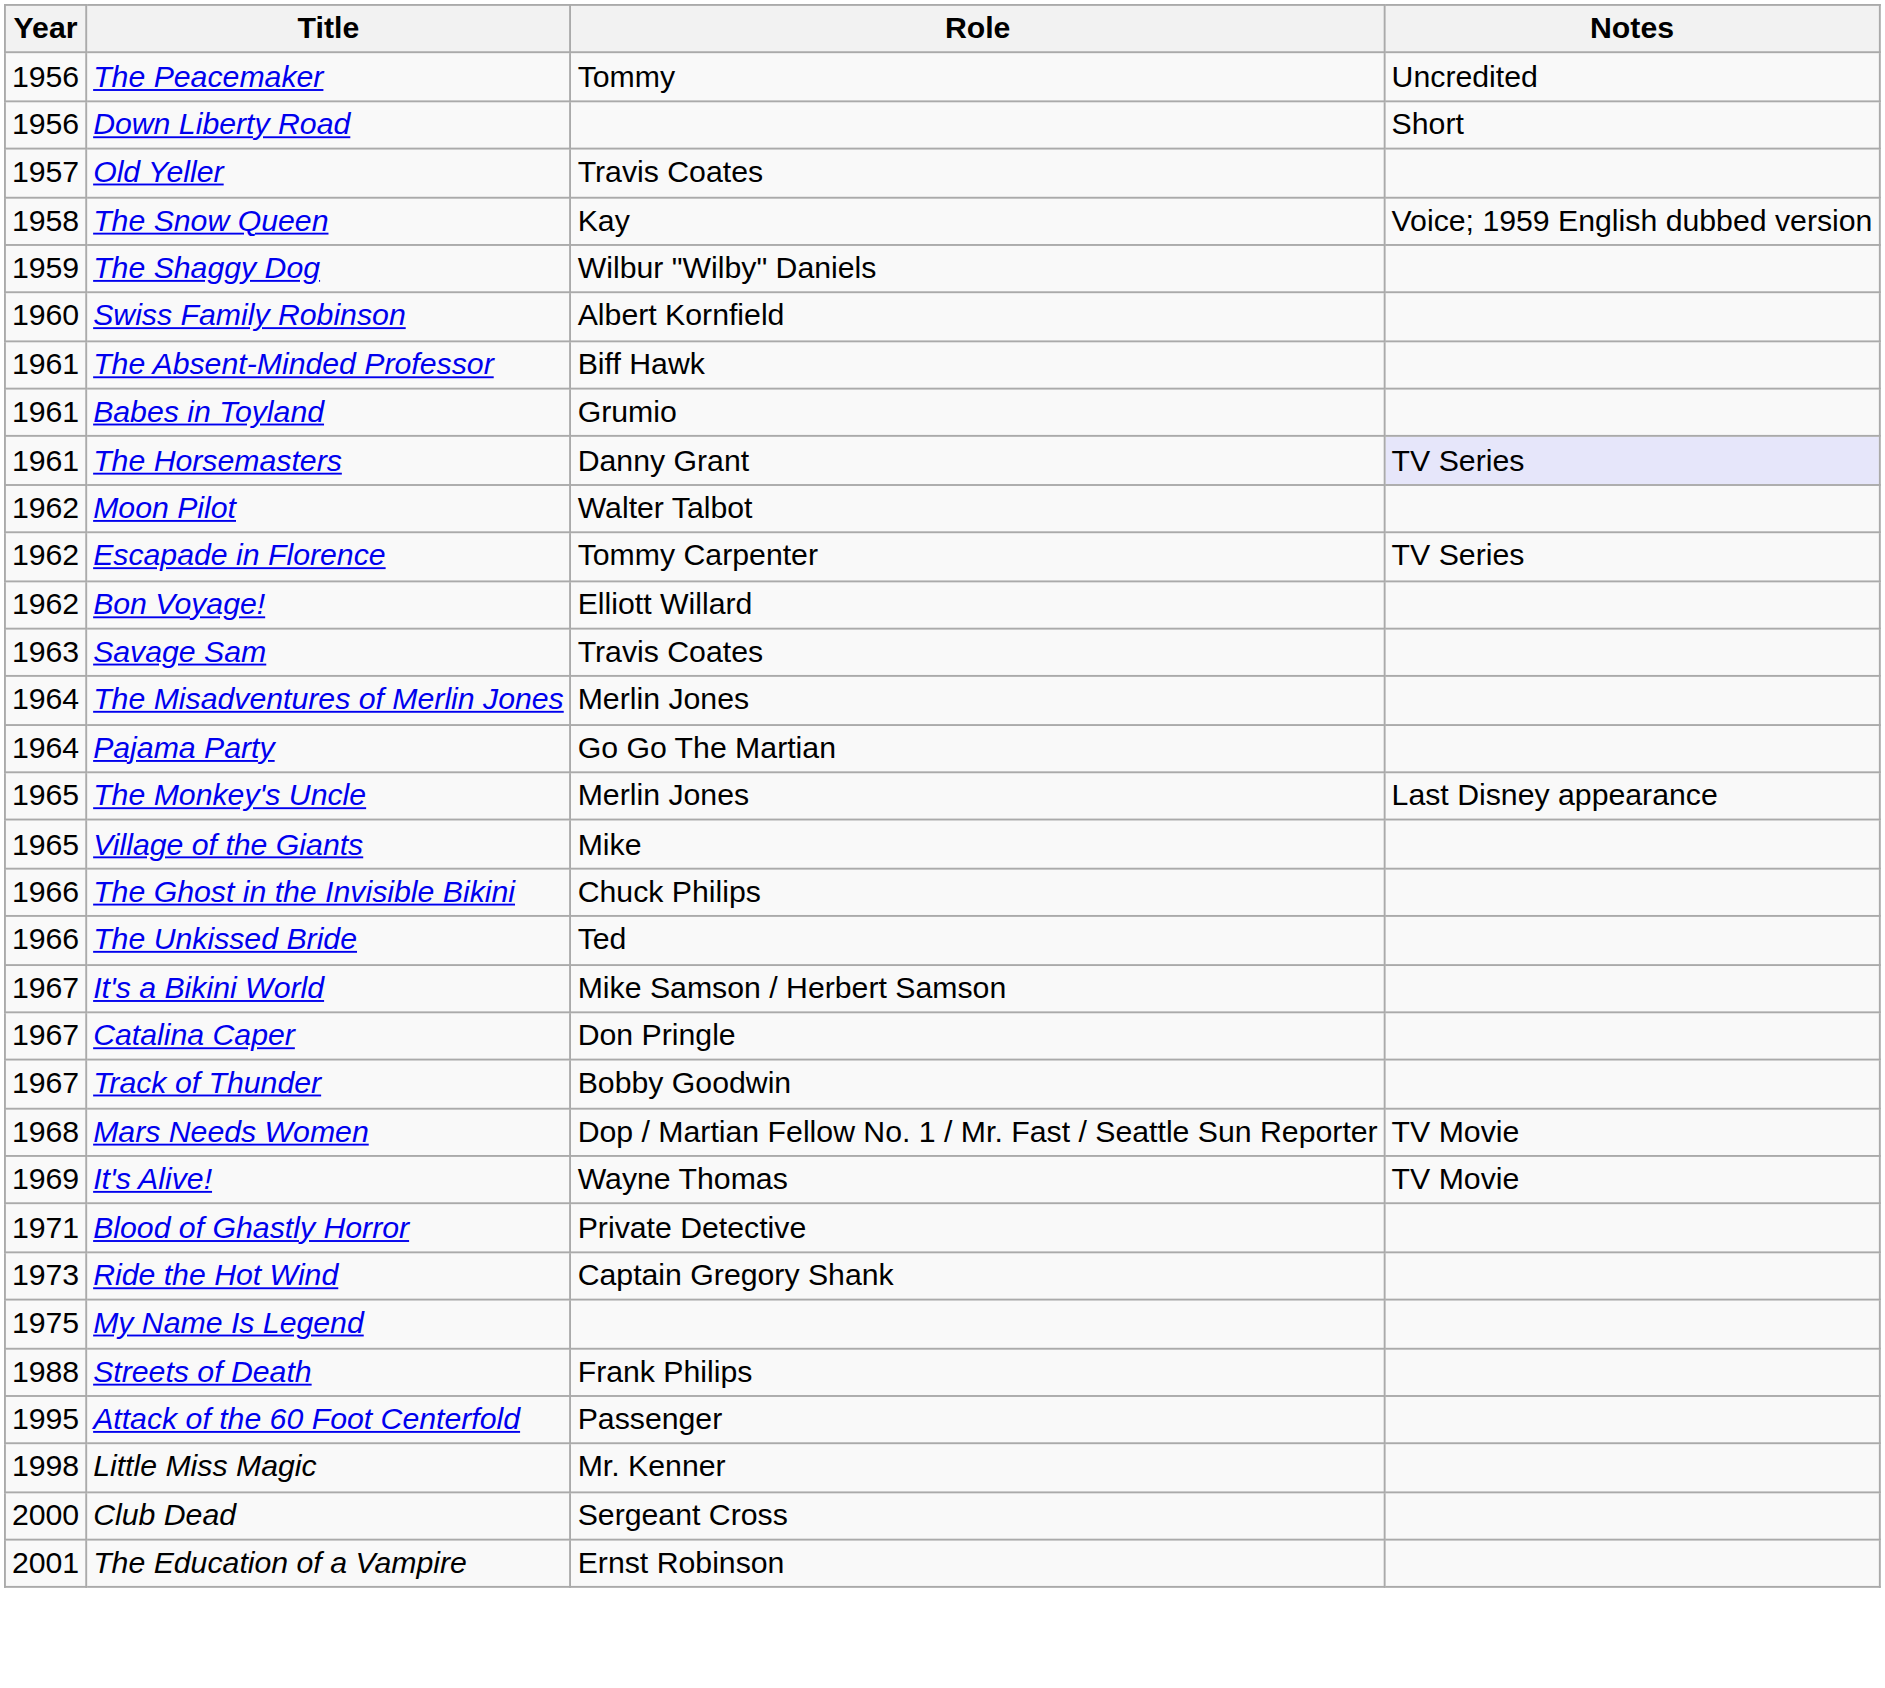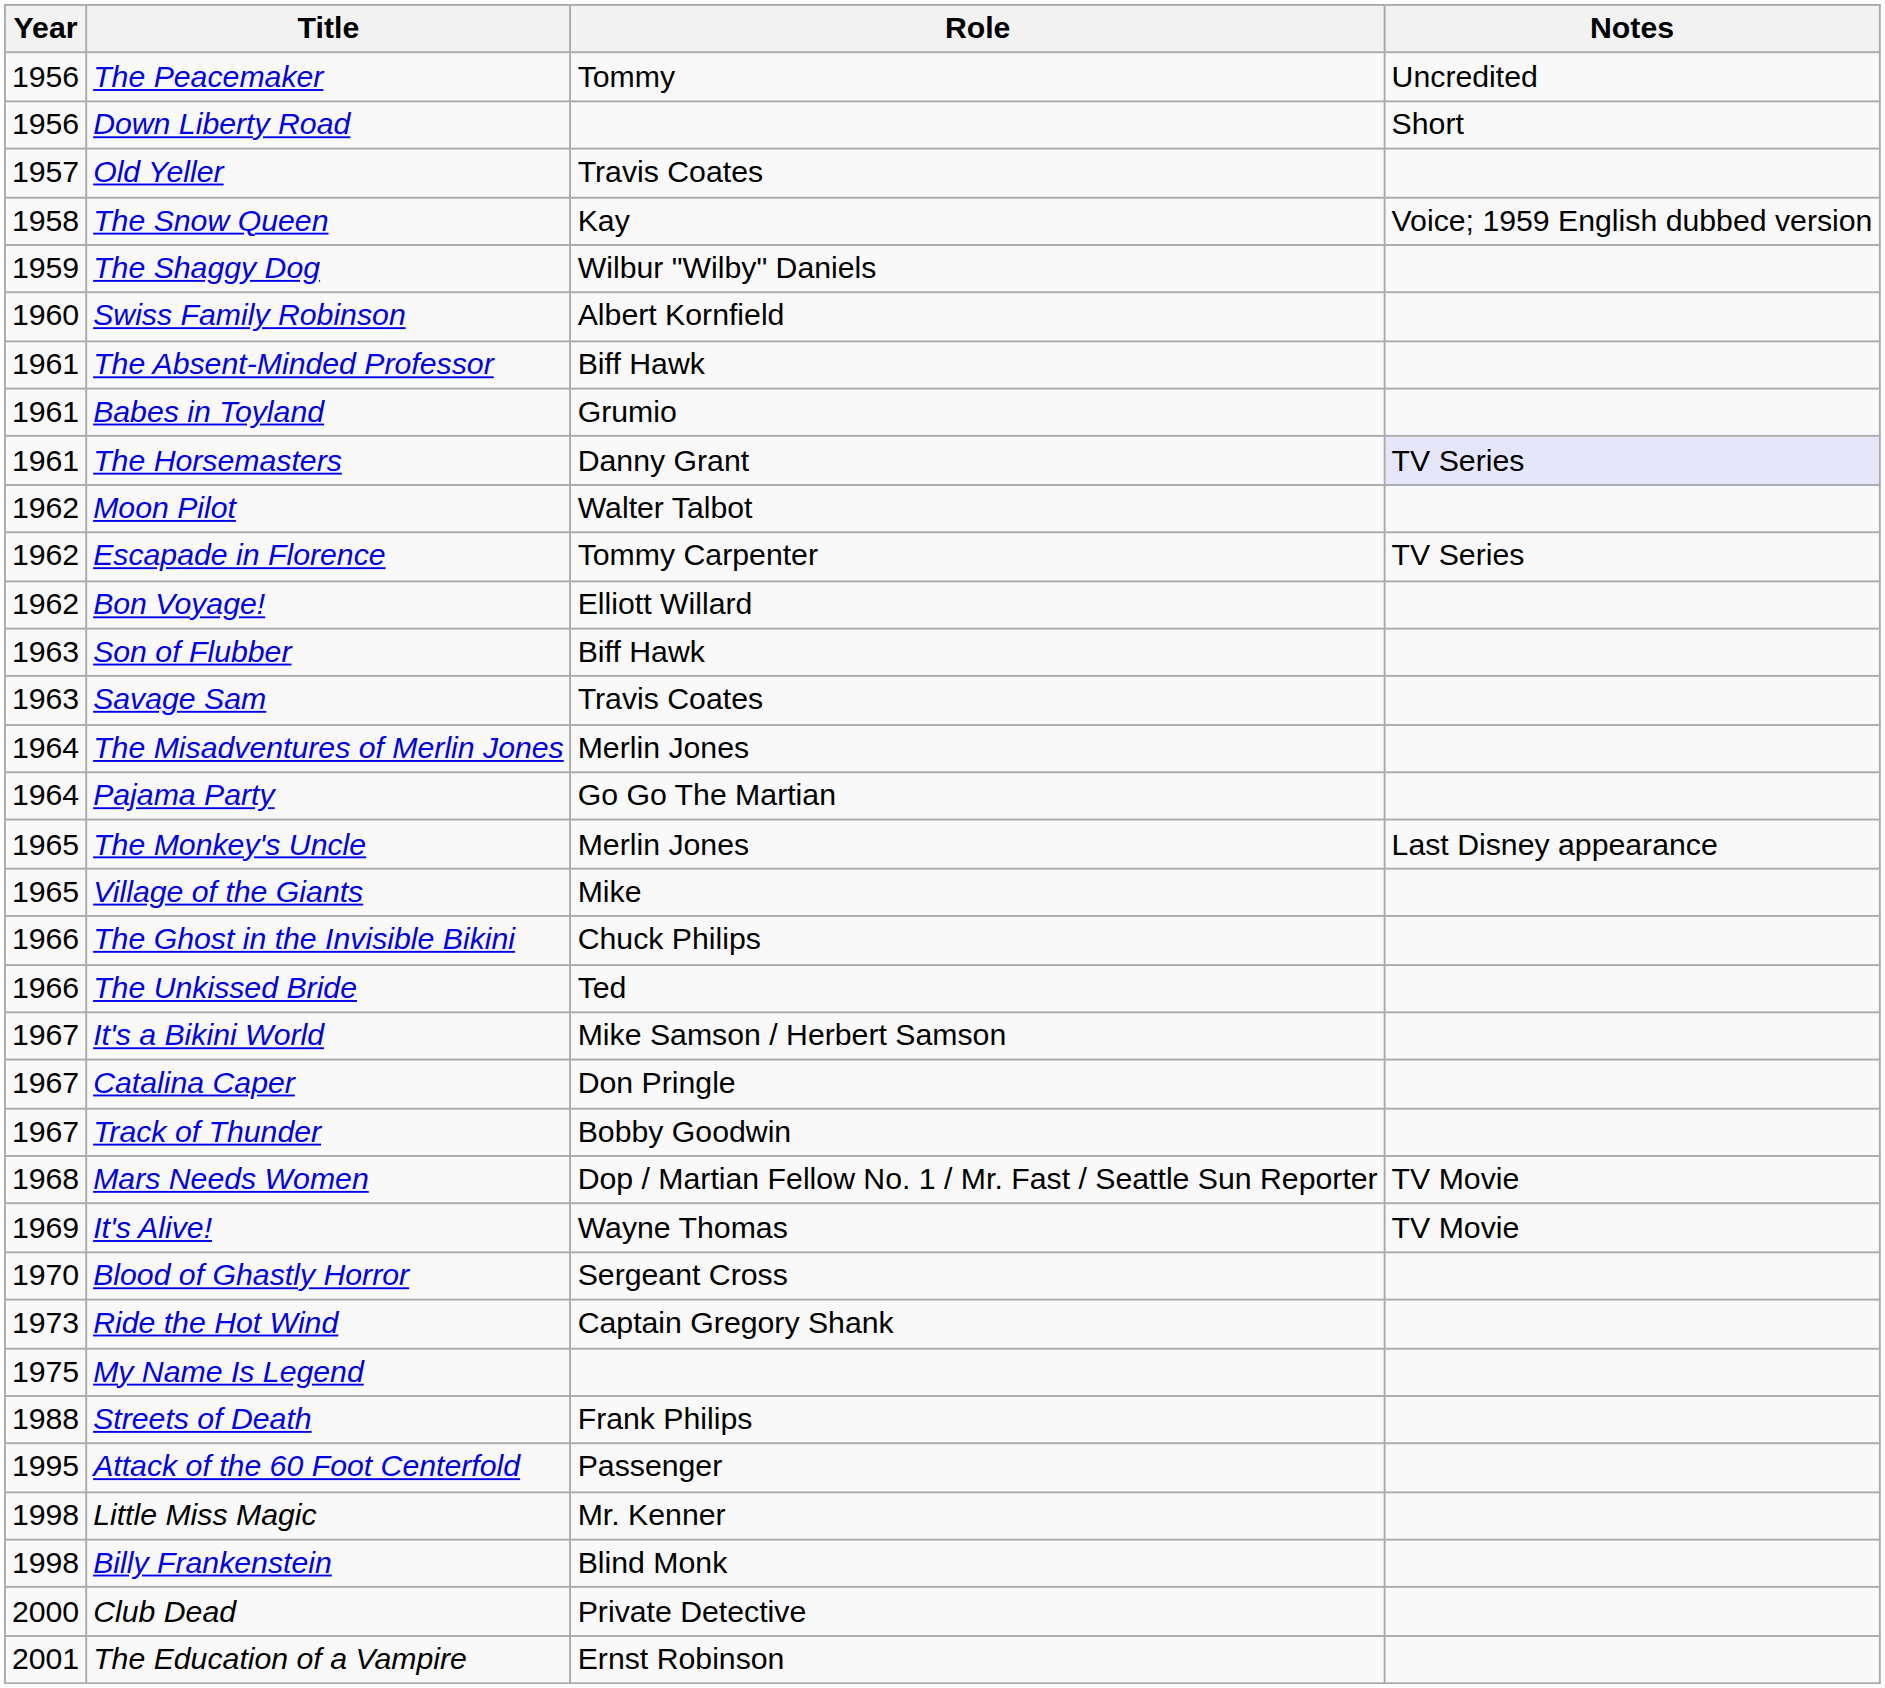+ row: (192, 651)
(46, 1227) 1971 -> (46, 1275) 1970
(692, 1227) Private Detective -> (683, 1275) Sergeant Cross
+ row: (212, 1563)
(683, 1515) Sergeant Cross -> (692, 1611) Private Detective
